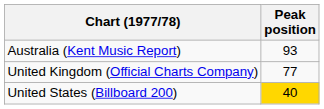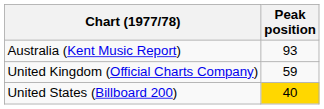(290, 72) 77 -> (290, 72) 59
